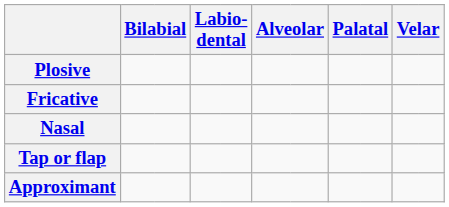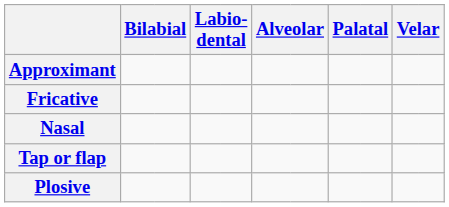rows swapped: (62, 69) <-> (62, 187)
